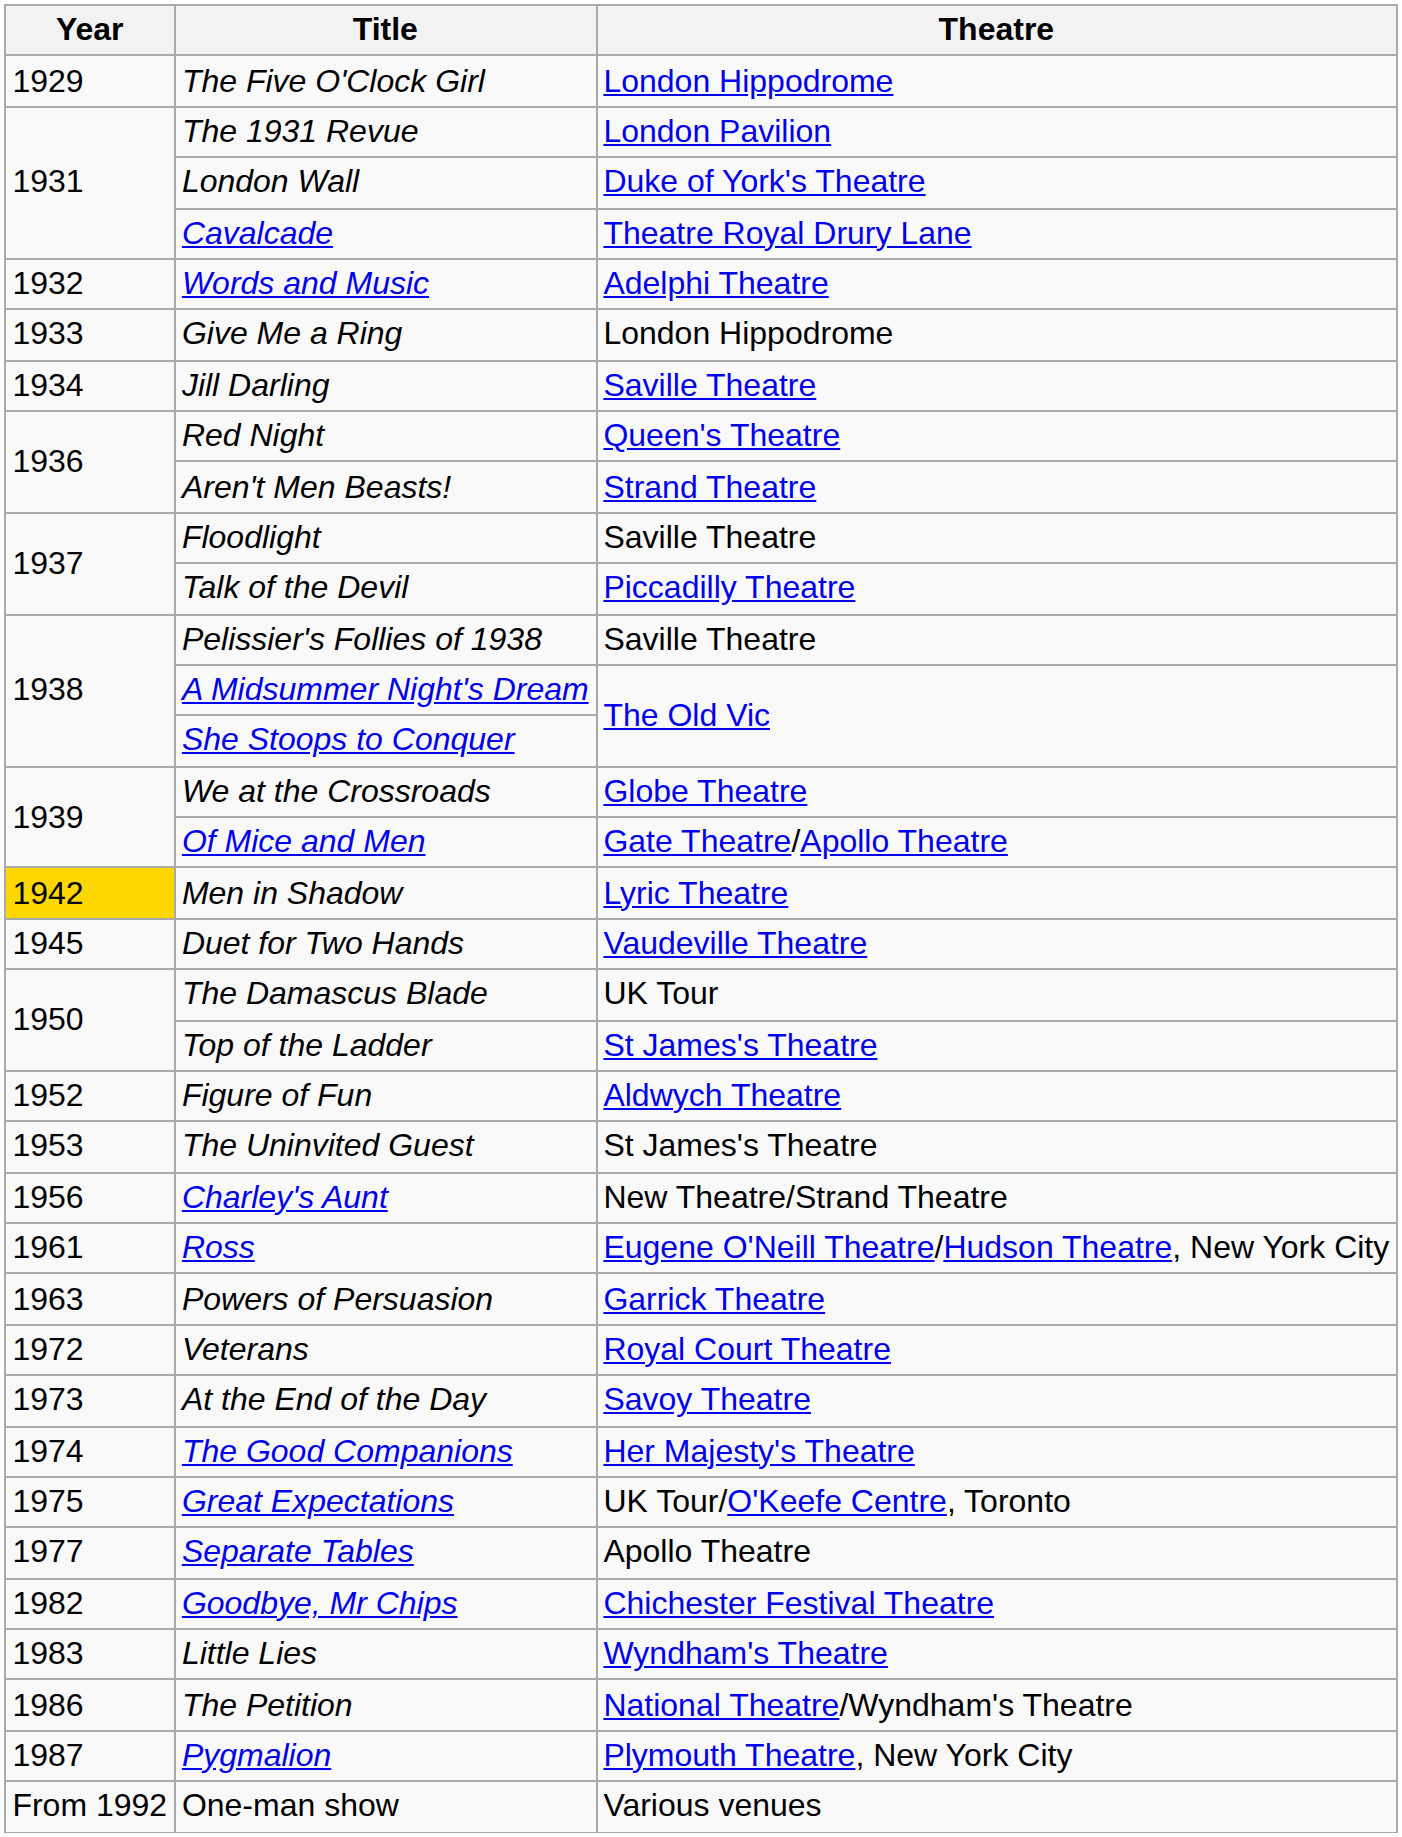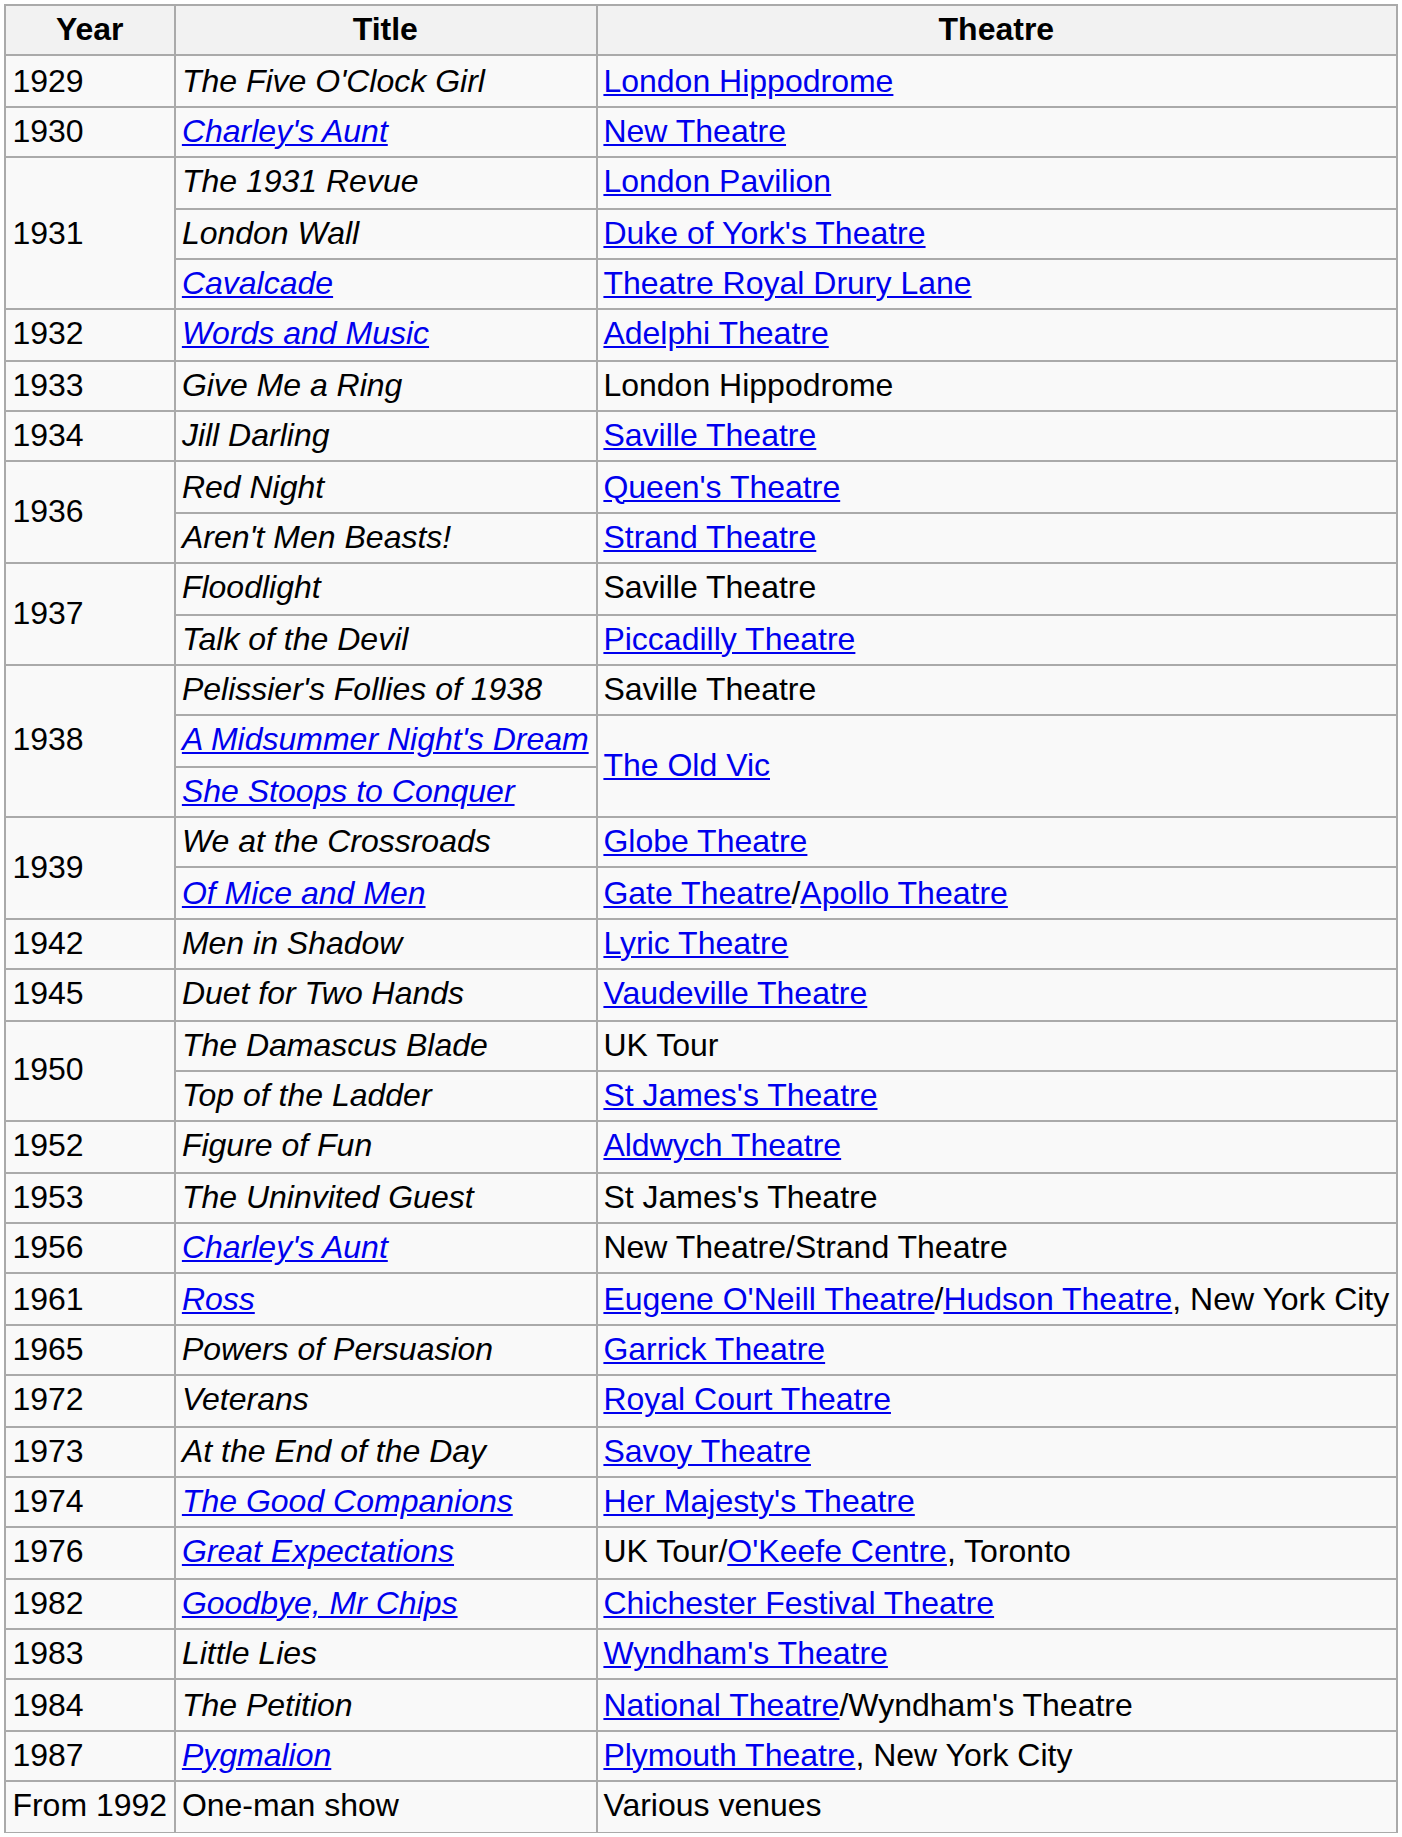+ row: (285, 131)
(48, 892) gold background -> (48, 943) no background
(48, 1298) 1963 -> (48, 1349) 1965
(48, 1501) 1975 -> (48, 1552) 1976
- row: (298, 1552)
(48, 1704) 1986 -> (48, 1704) 1984
